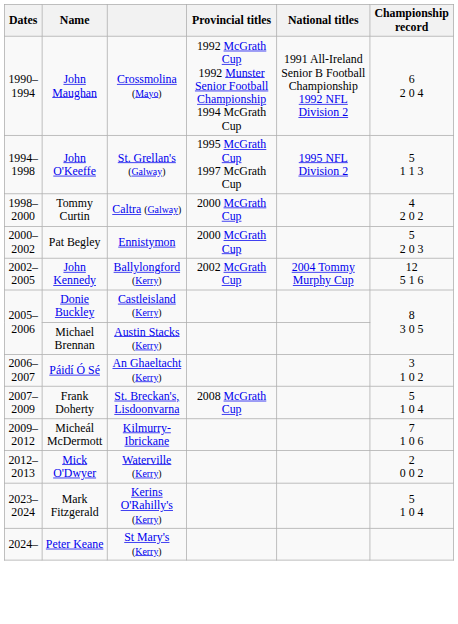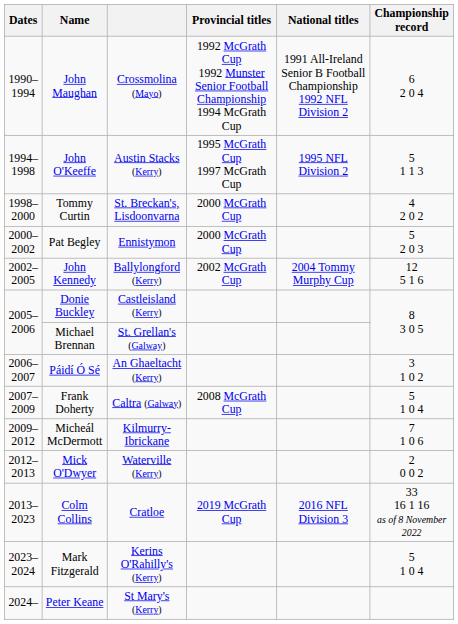(147, 164) St. Grellan's (Galway) -> (147, 164) Austin Stacks (Kerry)
(147, 210) Caltra (Galway) -> (147, 210) St. Breckan's, Lisdoonvarna
(147, 338) Austin Stacks (Kerry) -> (147, 338) St. Grellan's (Galway)
(147, 402) St. Breckan's, Lisdoonvarna -> (147, 402) Caltra (Galway)
+ row: (75, 512)
